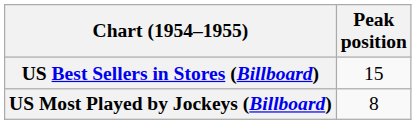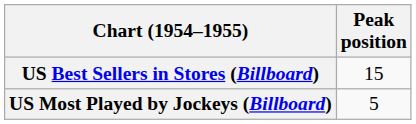(374, 103) 8 -> (374, 103) 5
